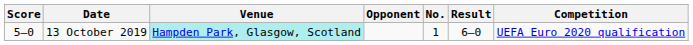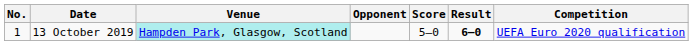columns swapped: (436, 14) <-> (24, 14)
(471, 32) normal -> (471, 32) bold
